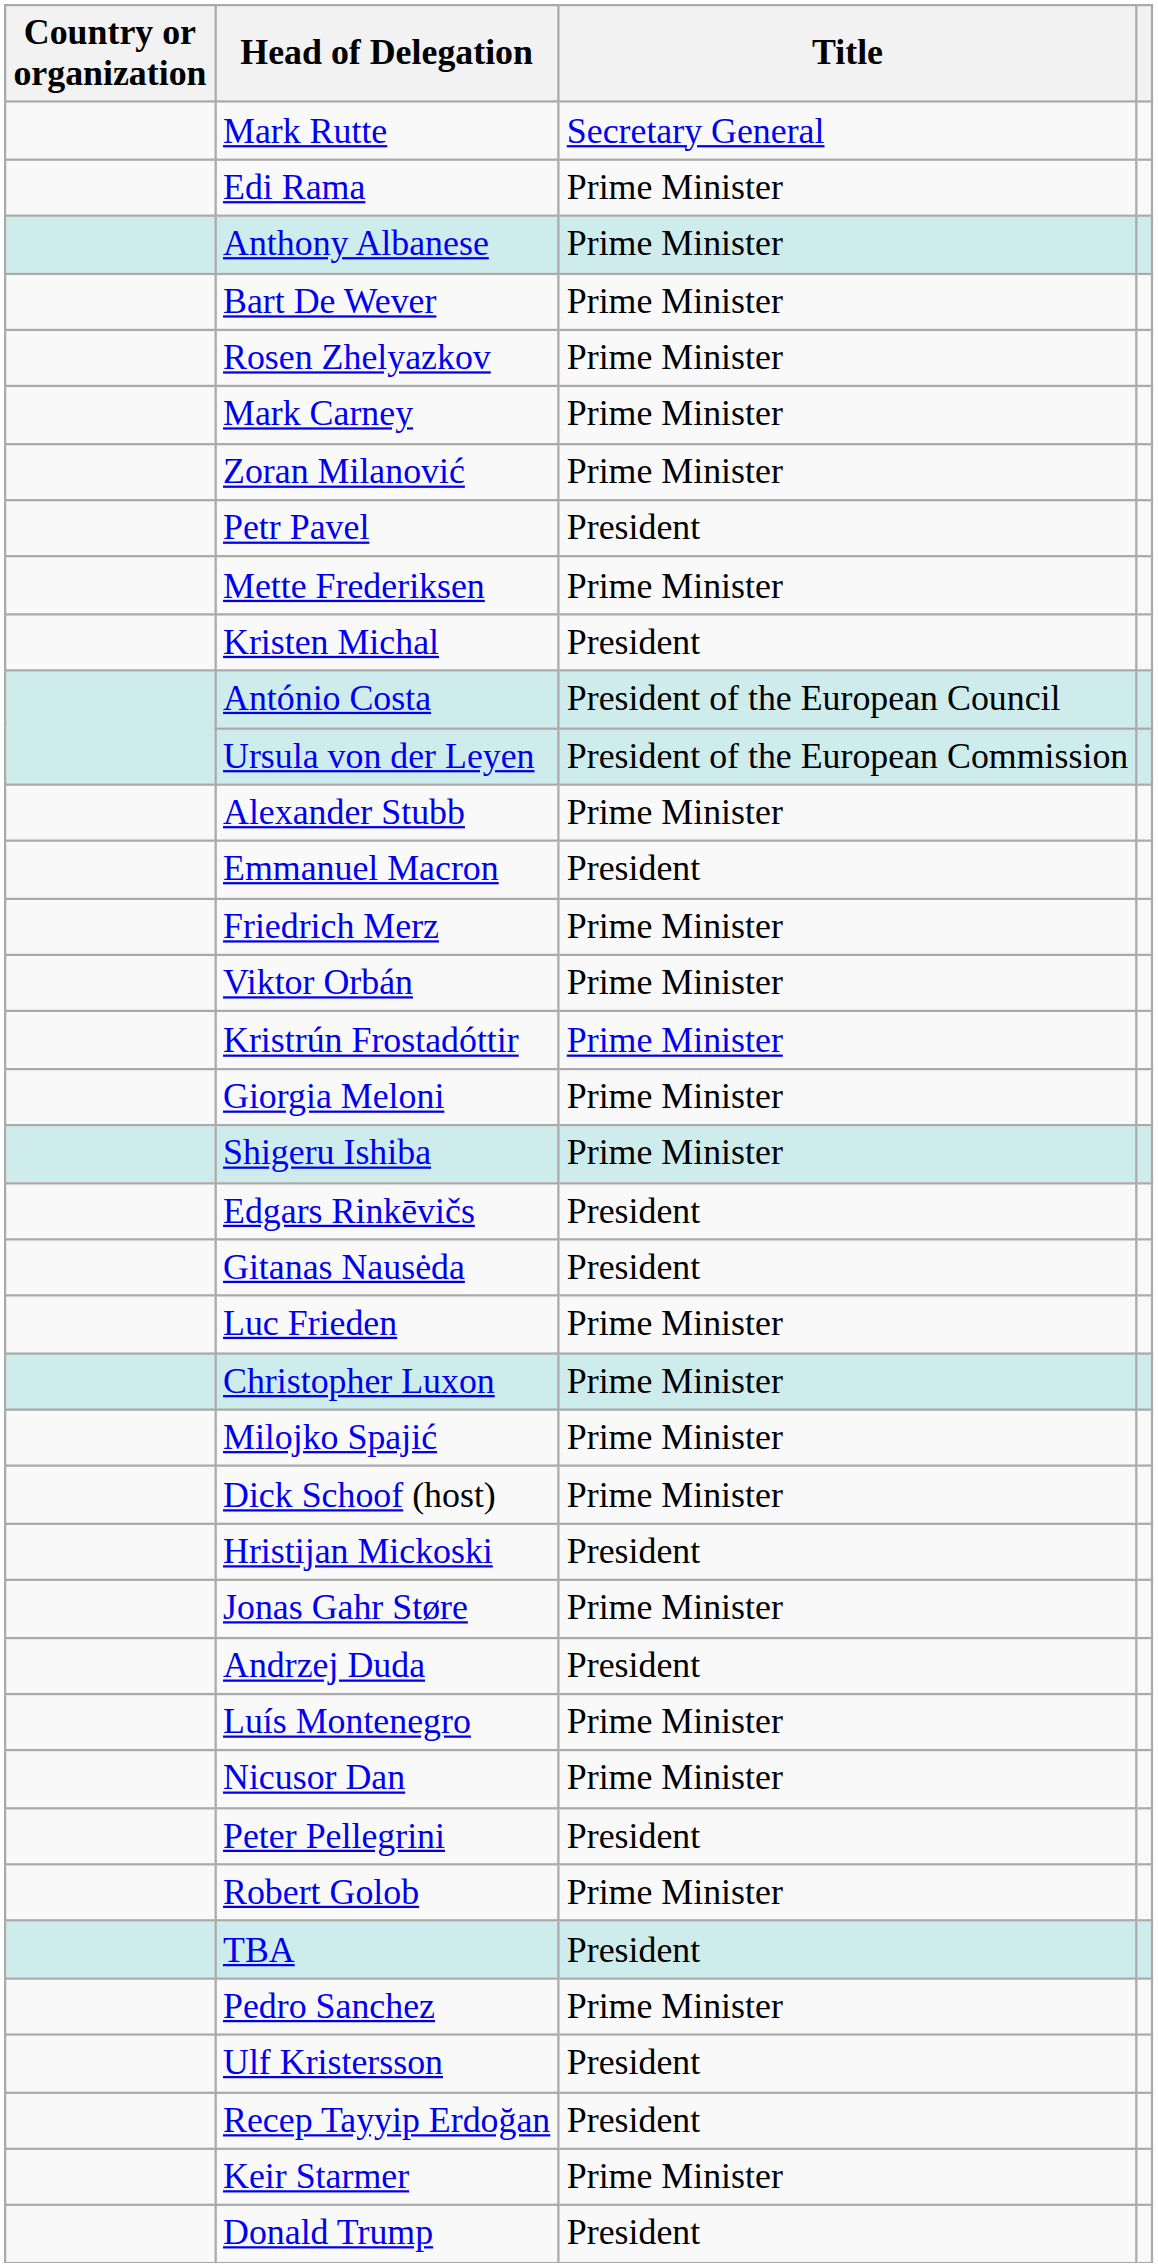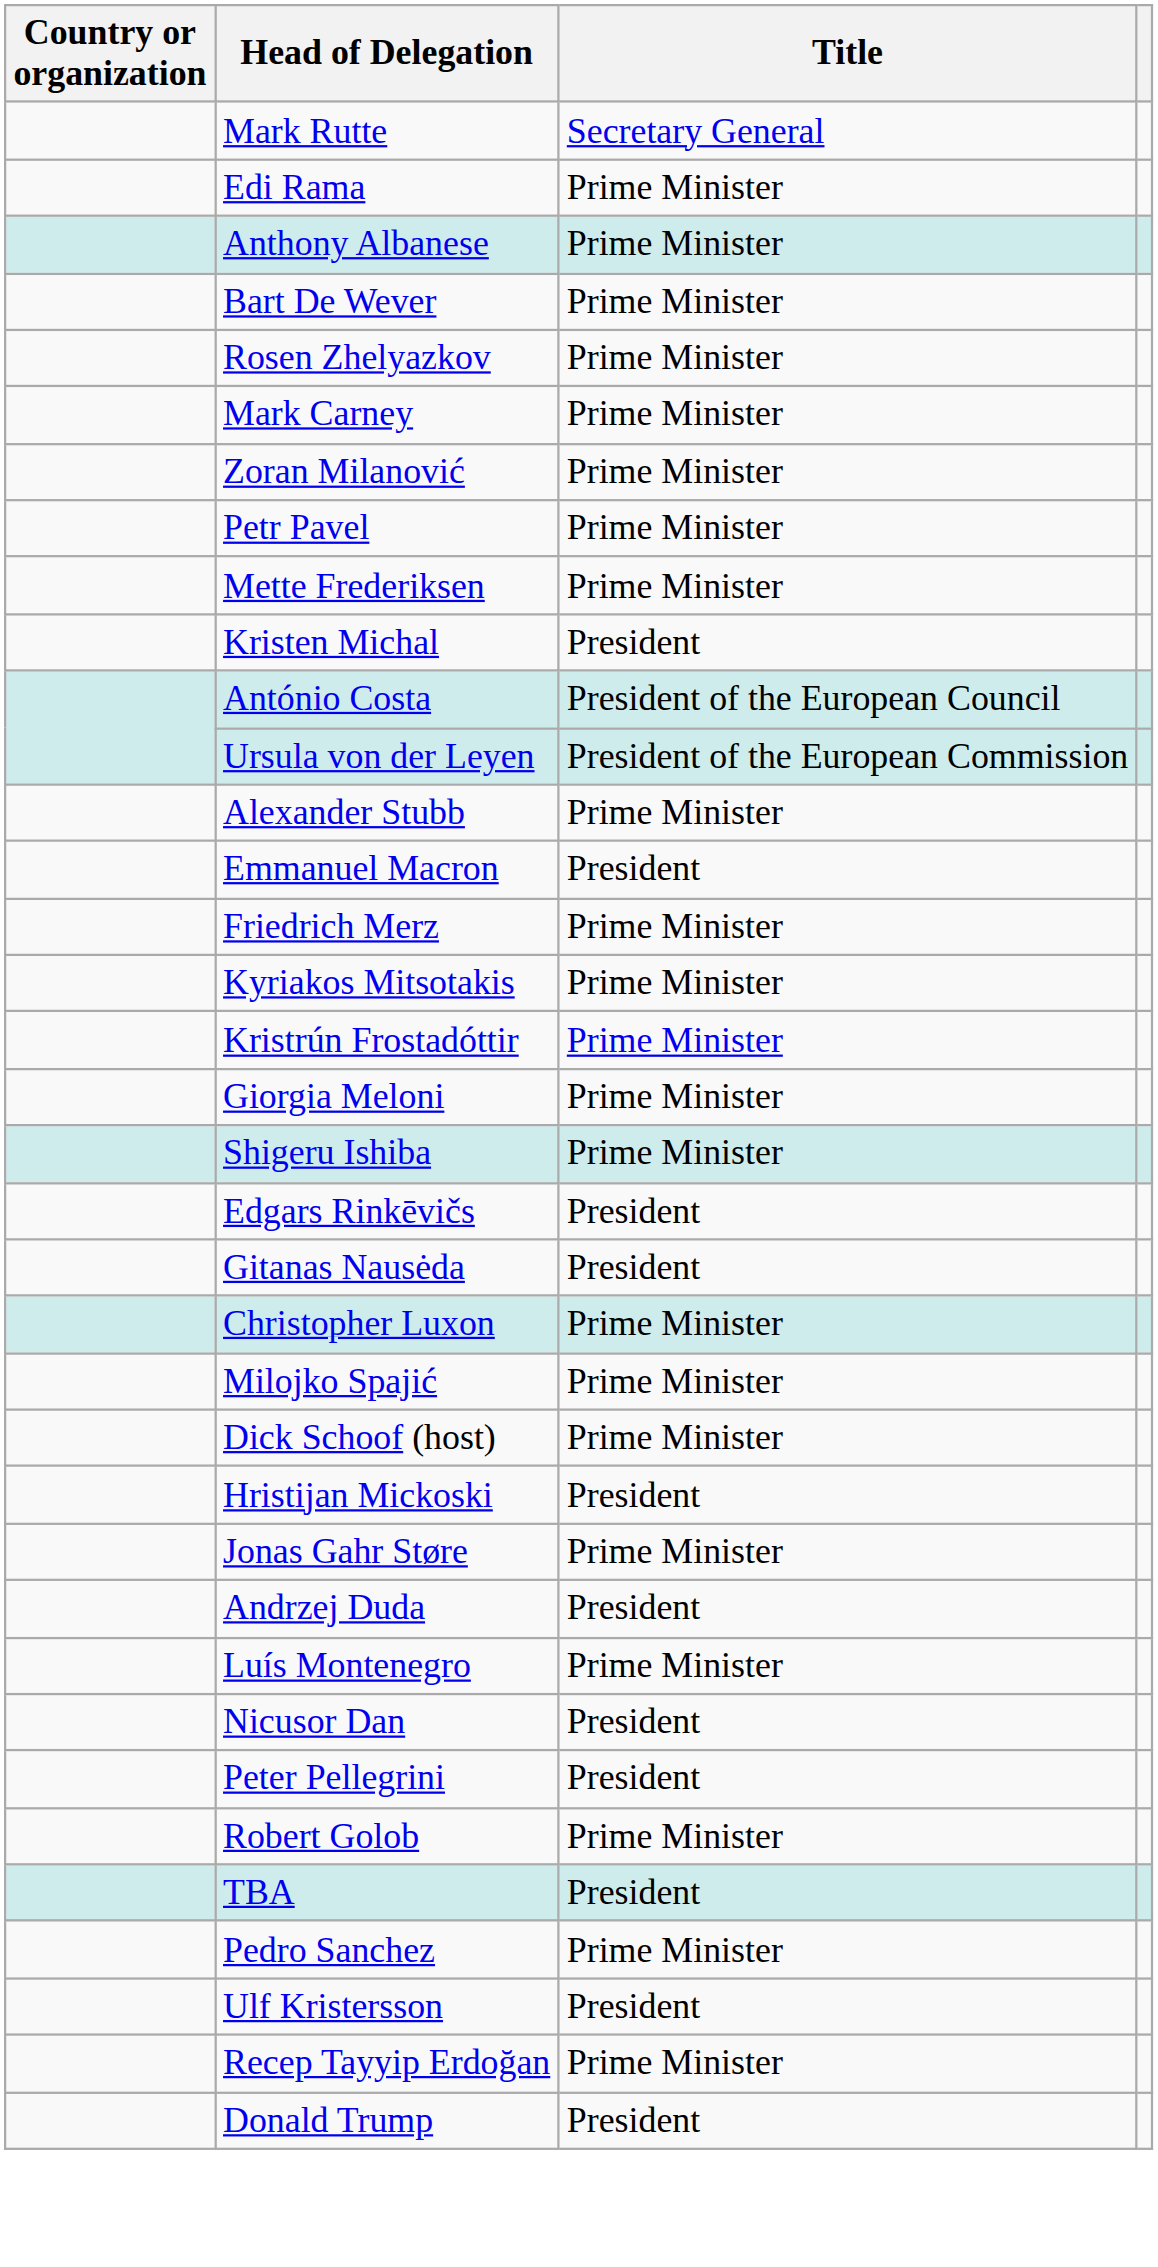(633, 527) President -> (675, 527) Prime Minister
+ row: (369, 982)
- row: (318, 982)
- row: (310, 1323)
(675, 1778) Prime Minister -> (633, 1721) President
(633, 2119) President -> (675, 2062) Prime Minister
- row: (316, 2176)
